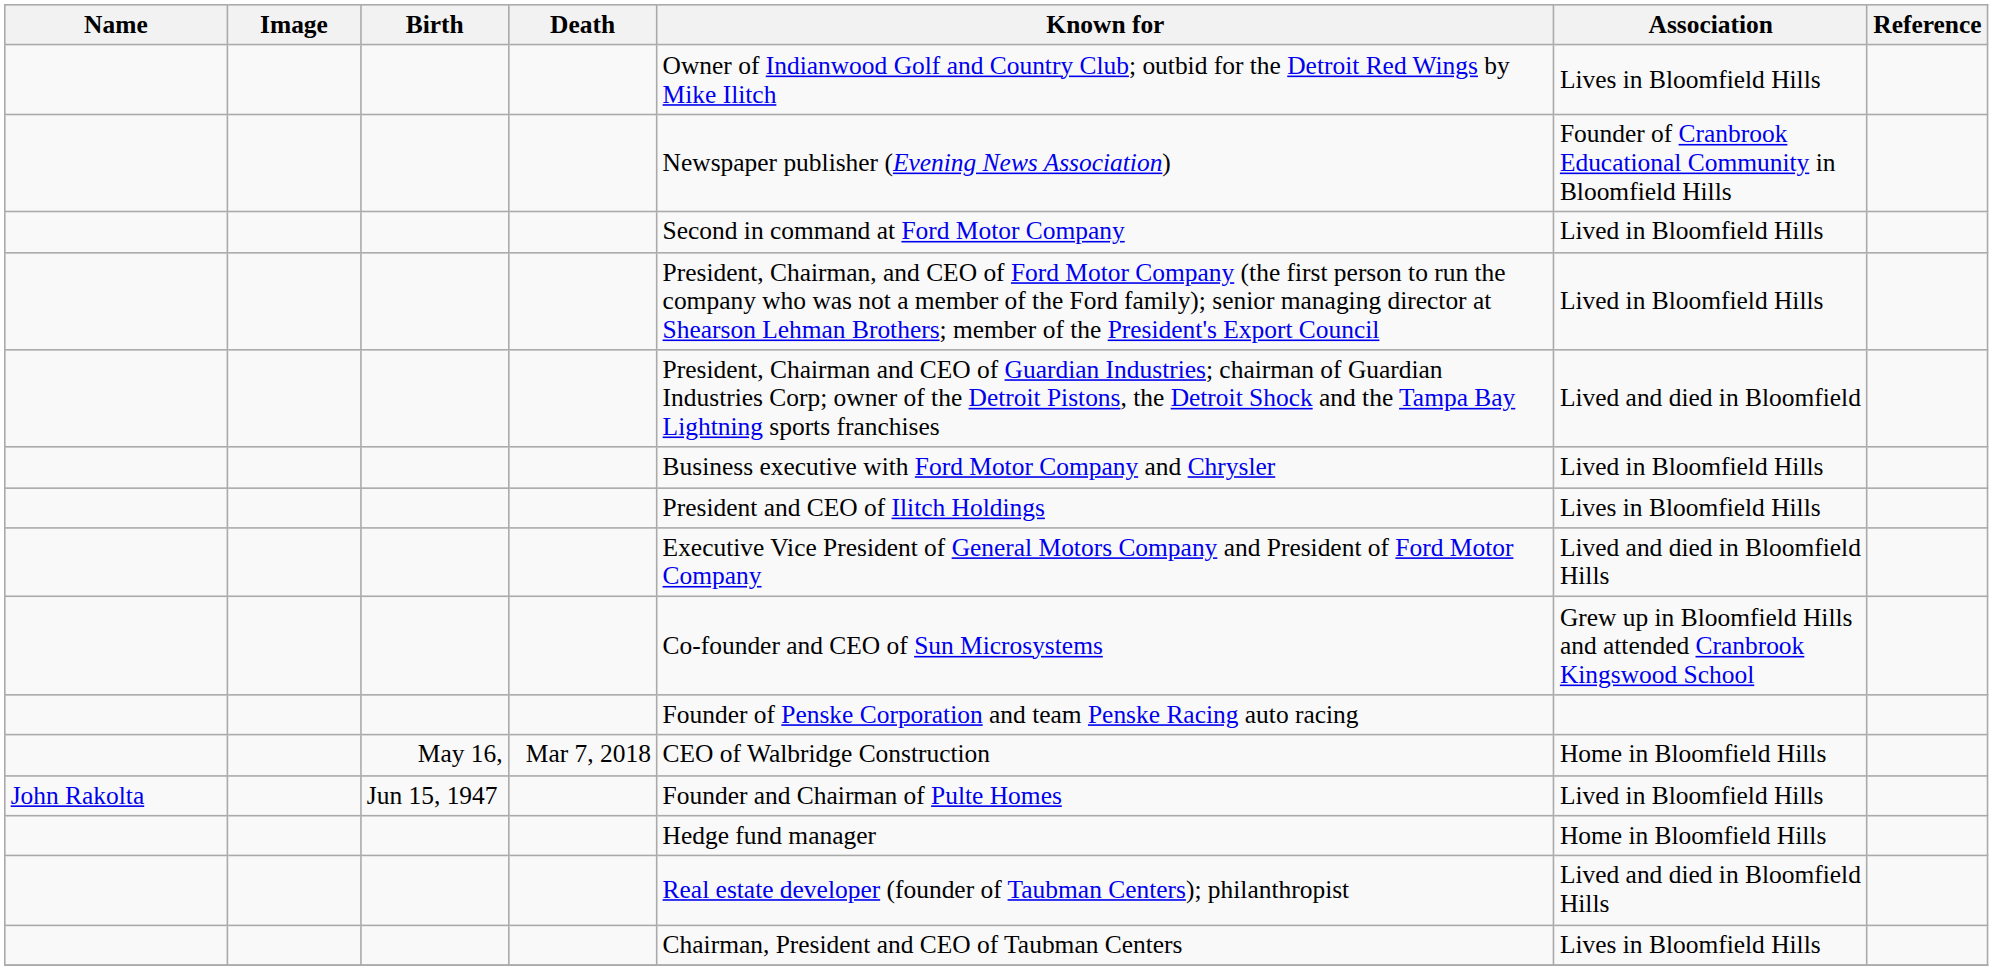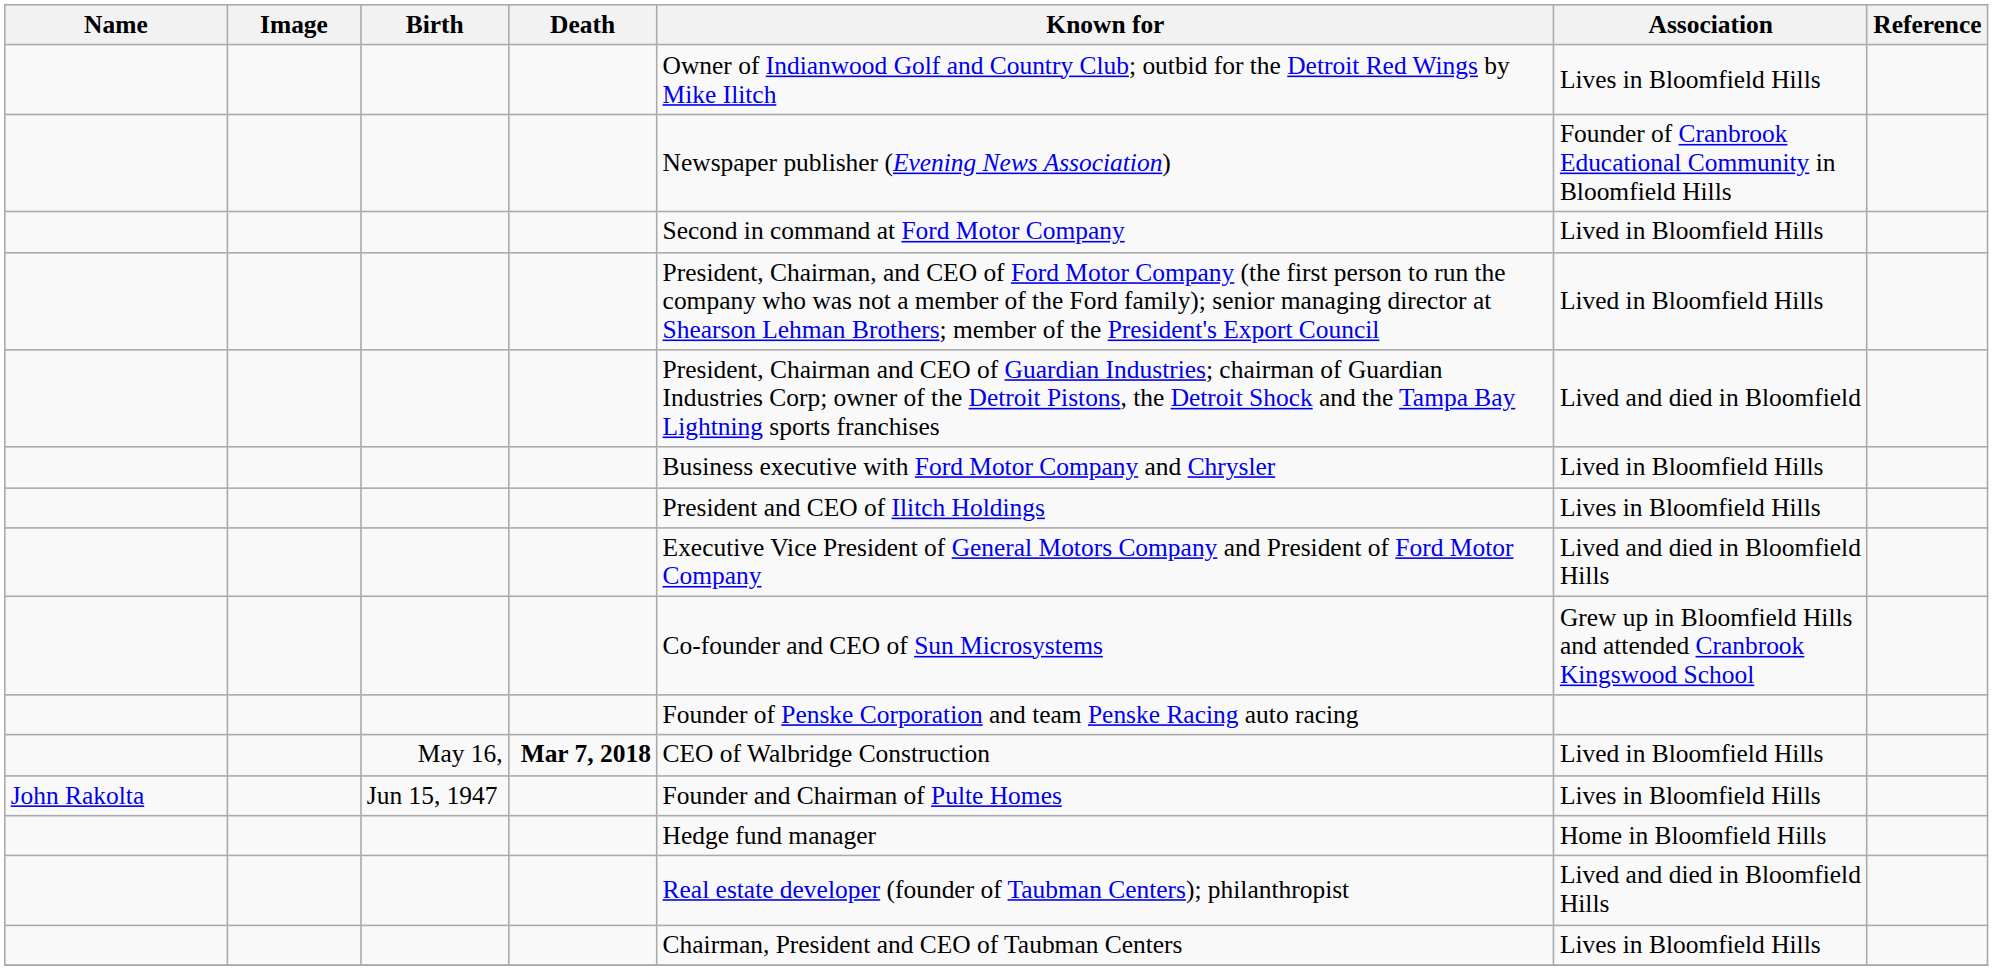(588, 754) normal -> (586, 754) bold
(1693, 754) Home in Bloomfield Hills -> (1692, 754) Lived in Bloomfield Hills
(1692, 795) Lived in Bloomfield Hills -> (1690, 795) Lives in Bloomfield Hills
